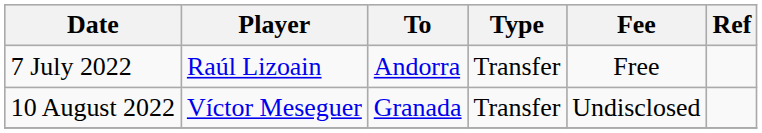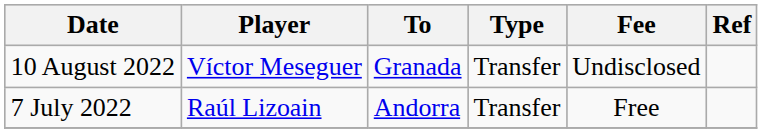rows swapped: (71, 66) <-> (93, 107)
